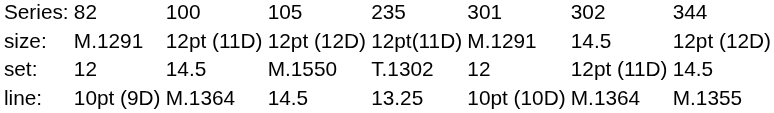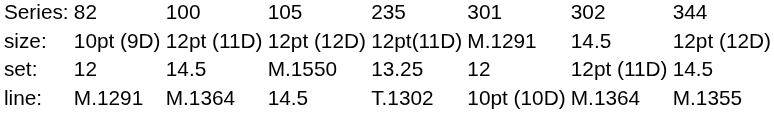(109, 41) M.1291 -> (117, 41) 10pt (9D)
(402, 69) T.1302 -> (397, 69) 13.25
(117, 98) 10pt (9D) -> (109, 98) M.1291
(397, 98) 13.25 -> (402, 98) T.1302
